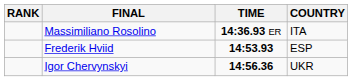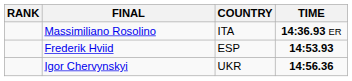columns swapped: (317, 13) <-> (251, 13)
